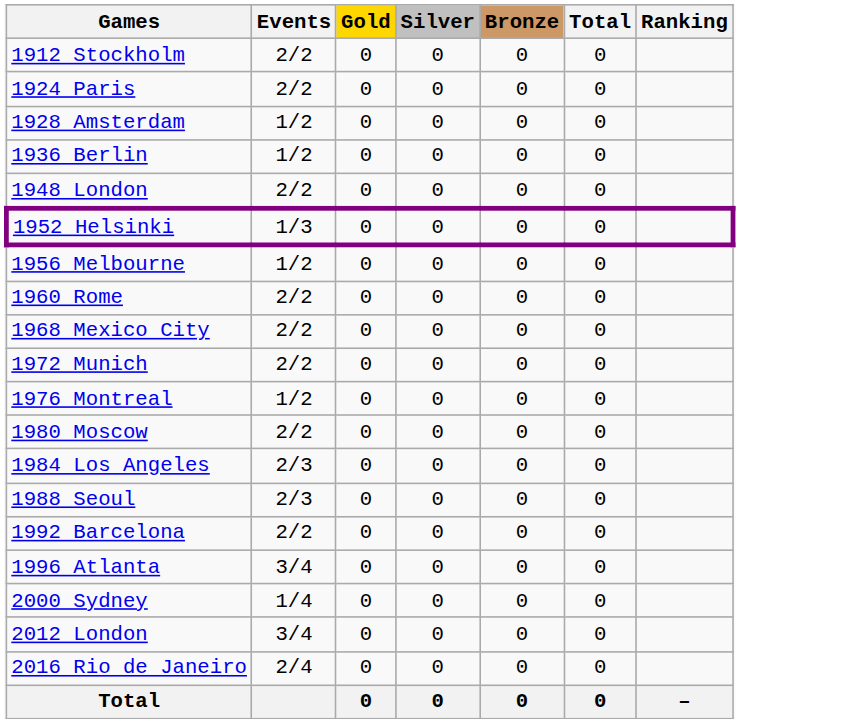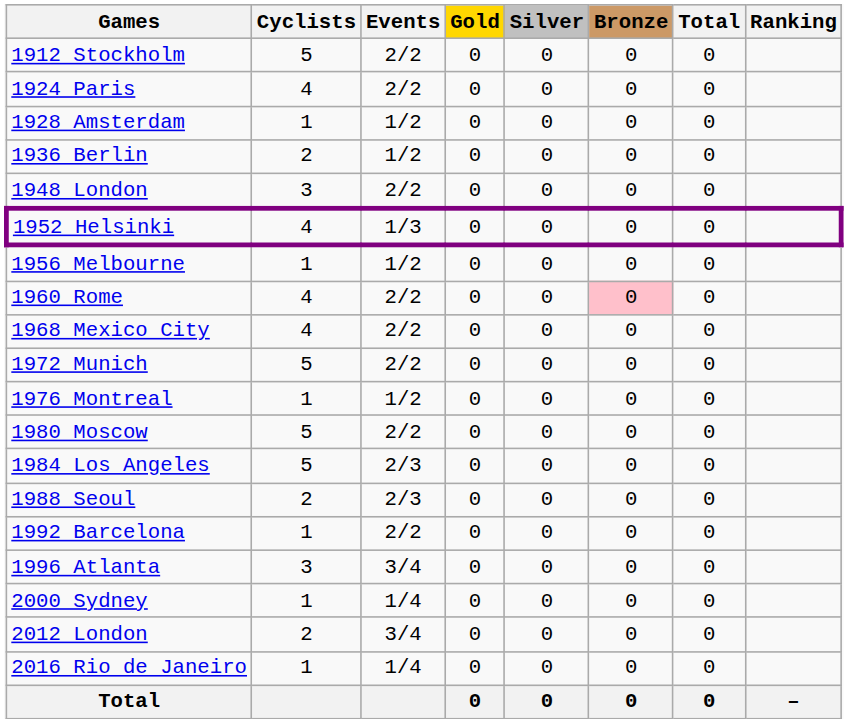+ column: (306, 22)
(522, 298) no background -> (631, 298) pink background
(294, 668) 2/4 -> (403, 668) 1/4
